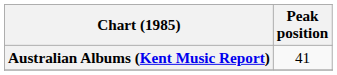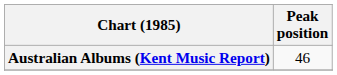(303, 57) 41 -> (303, 57) 46
